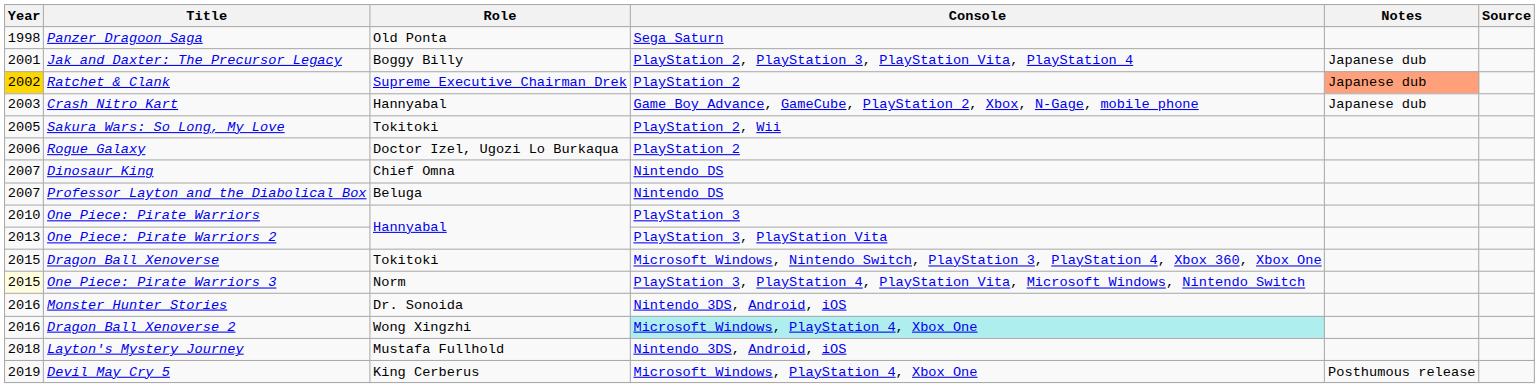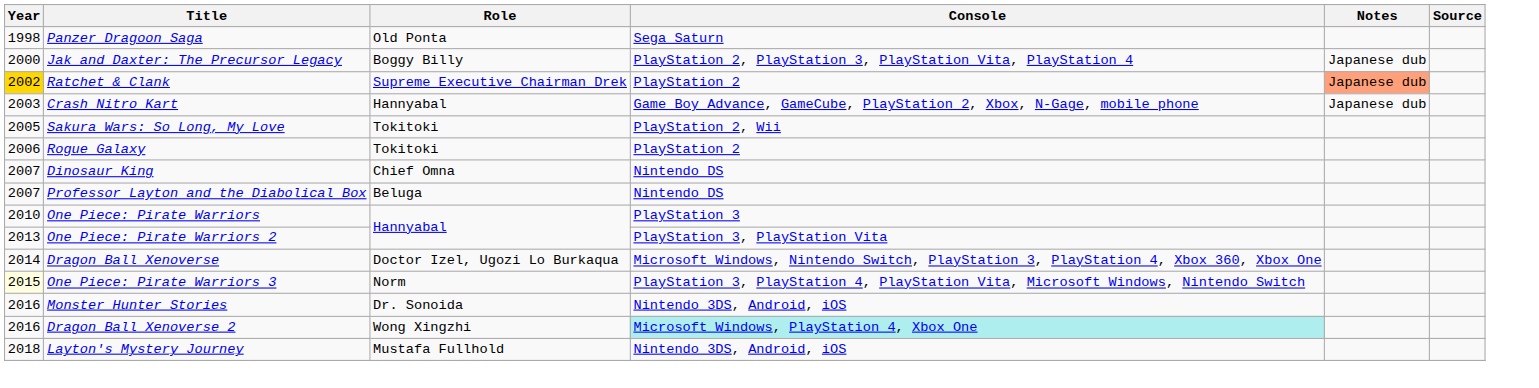(24, 60) 2001 -> (24, 60) 2000
(496, 149) Doctor Izel, Ugozi Lo Burkaqua -> (406, 149) Tokitoki
(24, 260) 2015 -> (24, 260) 2014
(406, 260) Tokitoki -> (496, 260) Doctor Izel, Ugozi Lo Burkaqua
- row: (108, 372)
